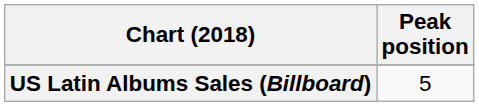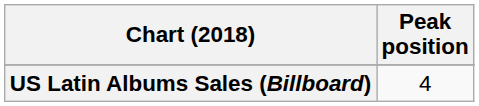(425, 82) 5 -> (425, 82) 4
